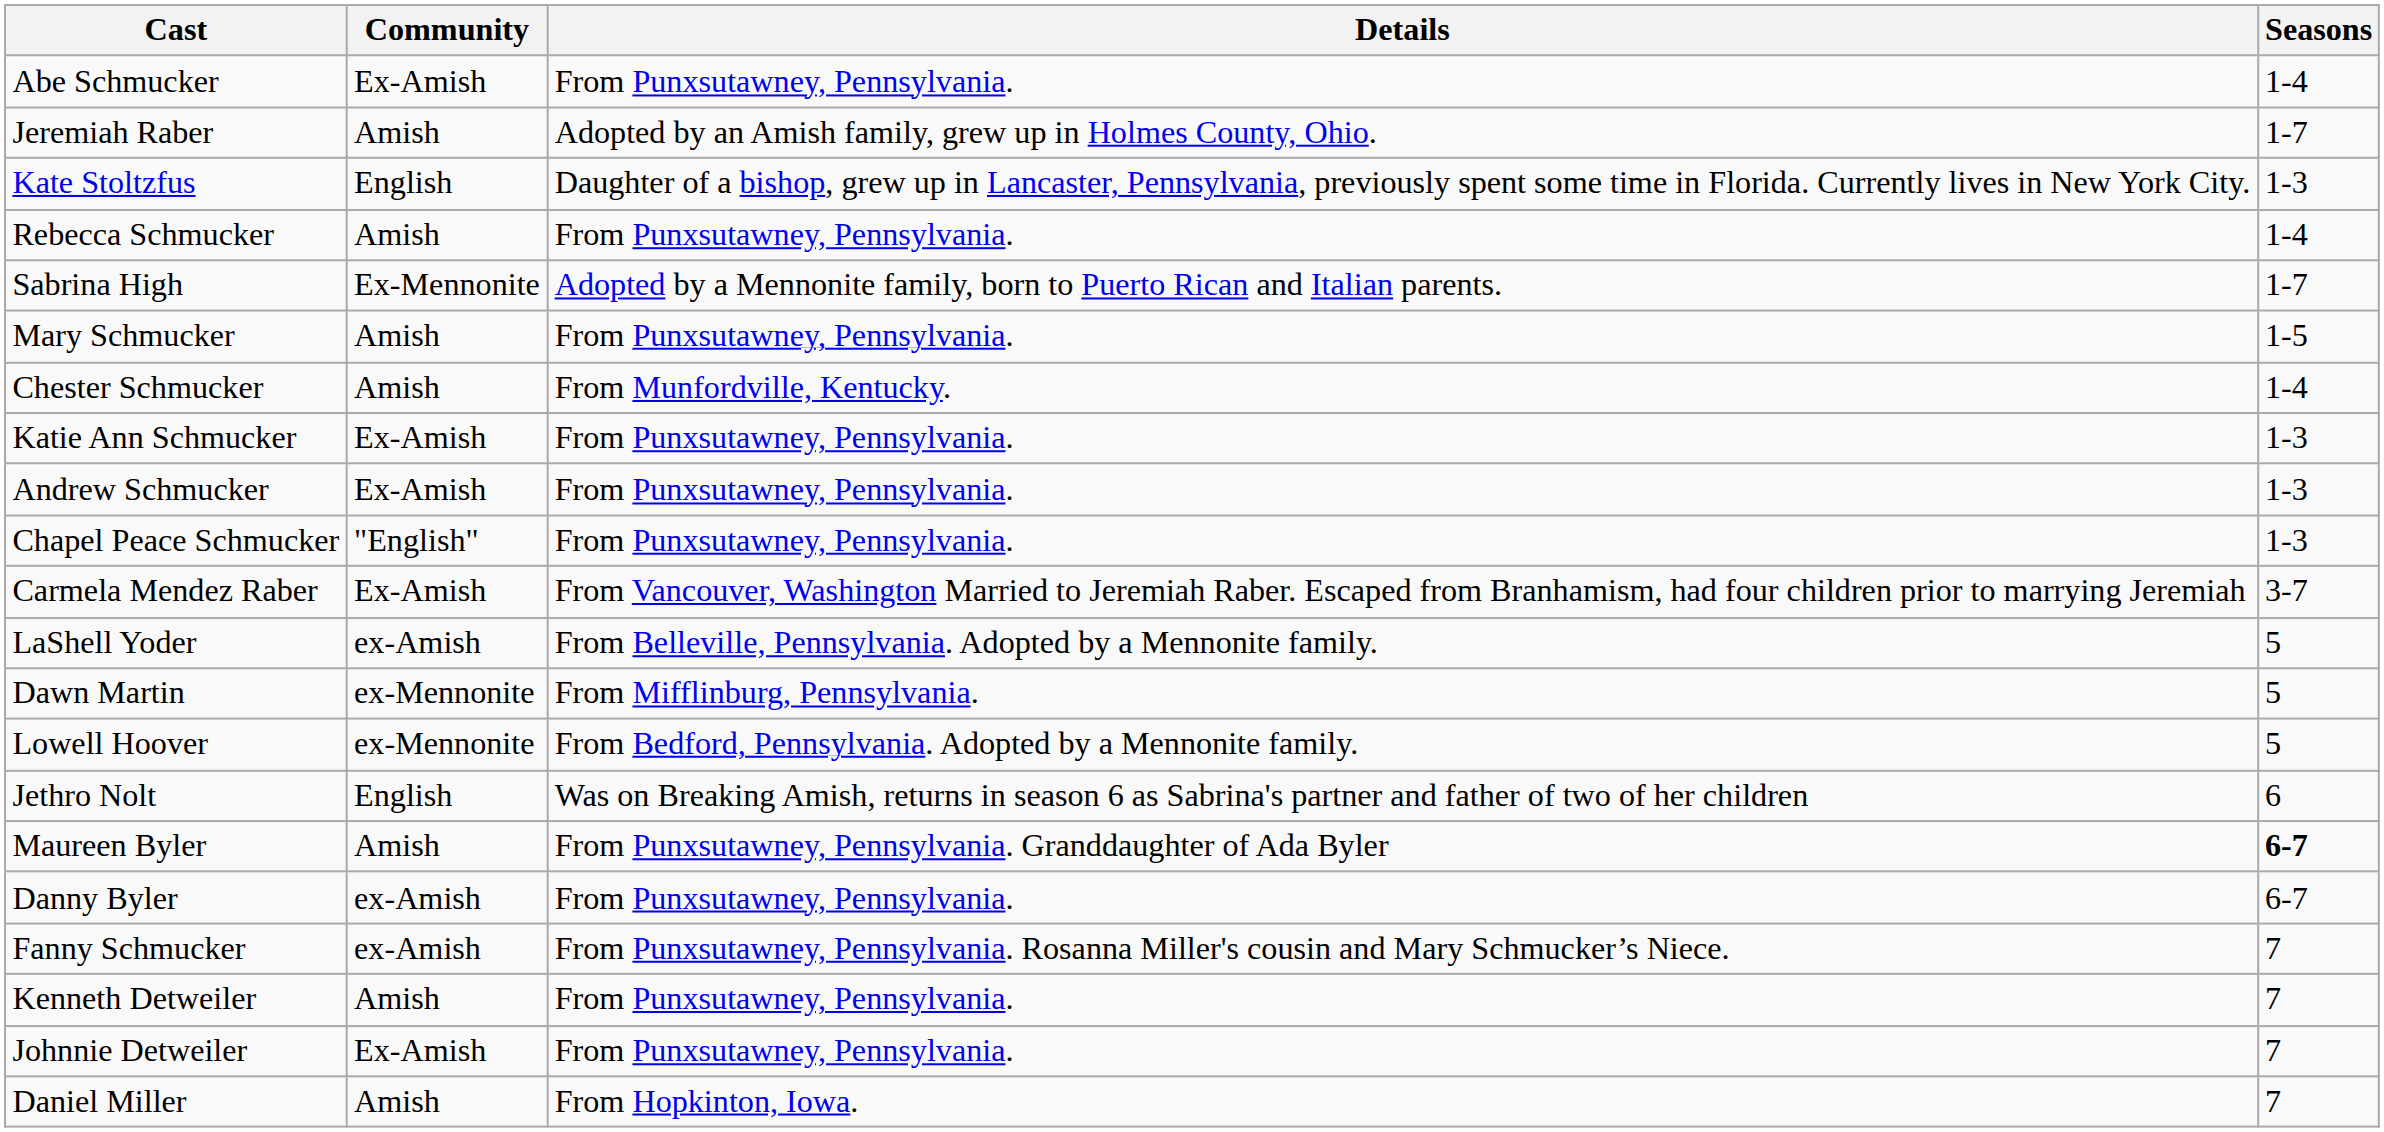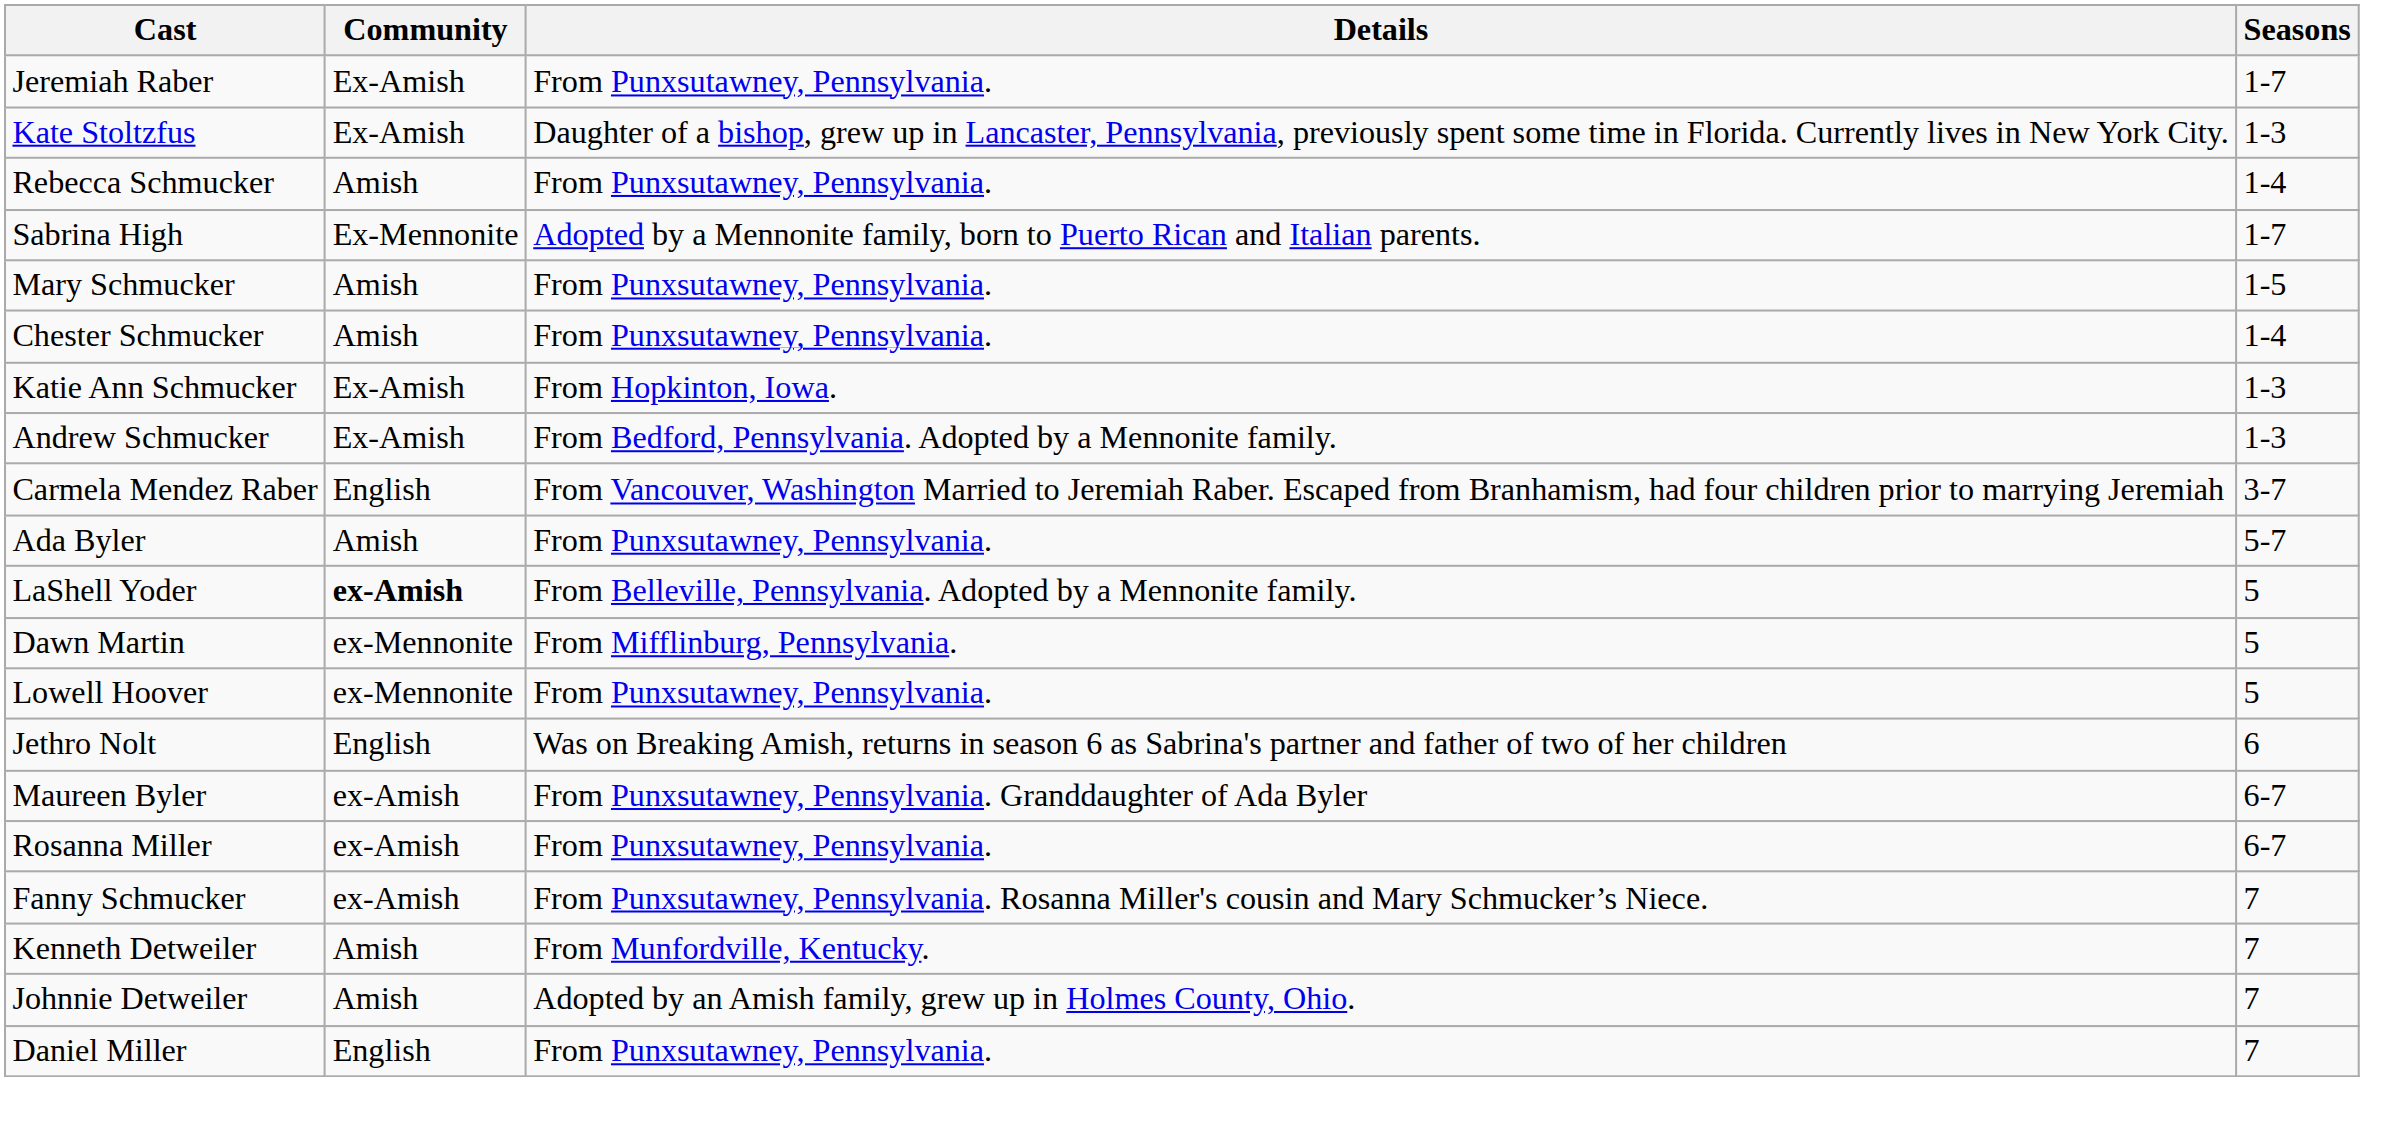- row: (116, 81)
(397, 132) Amish -> (399, 81) Ex-Amish
(966, 132) Adopted by an Amish family, grew up in Holmes County, Ohio. -> (763, 81) From Punxsutawney, Pennsylvania.
(403, 183) English -> (399, 132) Ex-Amish
(753, 387) From Munfordville, Kentucky. -> (763, 336) From Punxsutawney, Pennsylvania.
(784, 438) From Punxsutawney, Pennsylvania. -> (685, 387) From Hopkinton, Iowa.
(784, 489) From Punxsutawney, Pennsylvania. -> (935, 438) From Bedford, Pennsylvania. Adopted by a Mennonite family.
- row: (176, 540)
(420, 591) Ex-Amish -> (382, 489) English
+ row: (79, 540)
(418, 642) normal -> (398, 591) bold
(956, 744) From Bedford, Pennsylvania. Adopted by a Mennonite family. -> (763, 693) From Punxsutawney, Pennsylvania.
(397, 846) Amish -> (396, 795) ex-Amish
(2286, 846) bold -> (2265, 795) normal
+ row: (112, 846)
- row: (95, 897)
(784, 999) From Punxsutawney, Pennsylvania. -> (731, 948) From Munfordville, Kentucky.
(420, 1050) Ex-Amish -> (376, 999) Amish
(784, 1050) From Punxsutawney, Pennsylvania. -> (944, 999) Adopted by an Amish family, grew up in Holmes County, Ohio.
(397, 1101) Amish -> (382, 1050) English
(707, 1101) From Hopkinton, Iowa. -> (763, 1050) From Punxsutawney, Pennsylvania.
